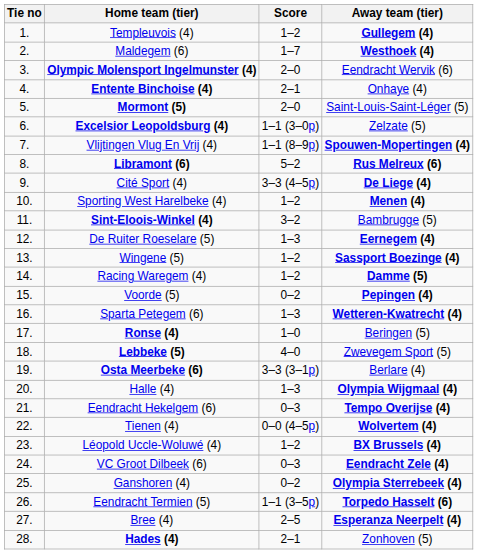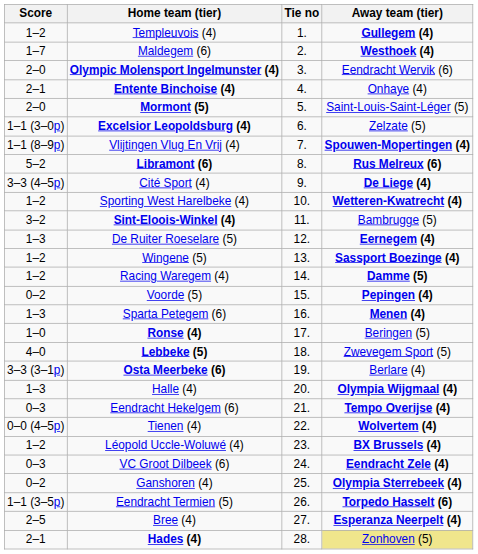columns swapped: (24, 13) <-> (291, 13)
(397, 201) Menen (4) -> (397, 201) Wetteren-Kwatrecht (4)
(397, 314) Wetteren-Kwatrecht (4) -> (397, 314) Menen (4)
(397, 539) no background -> (397, 539) khaki background
